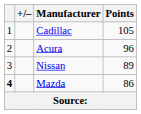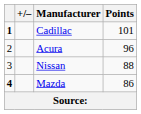(9, 31) normal -> (9, 31) bold
(126, 31) 105 -> (126, 31) 101
(129, 66) 89 -> (129, 66) 88
